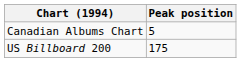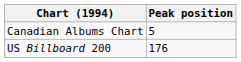(158, 48) 175 -> (158, 48) 176
